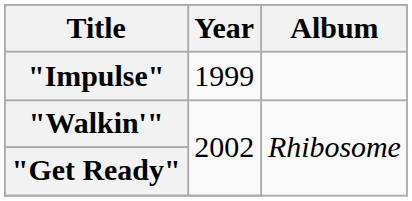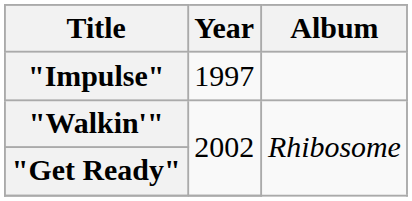(224, 75) 1999 -> (224, 75) 1997
